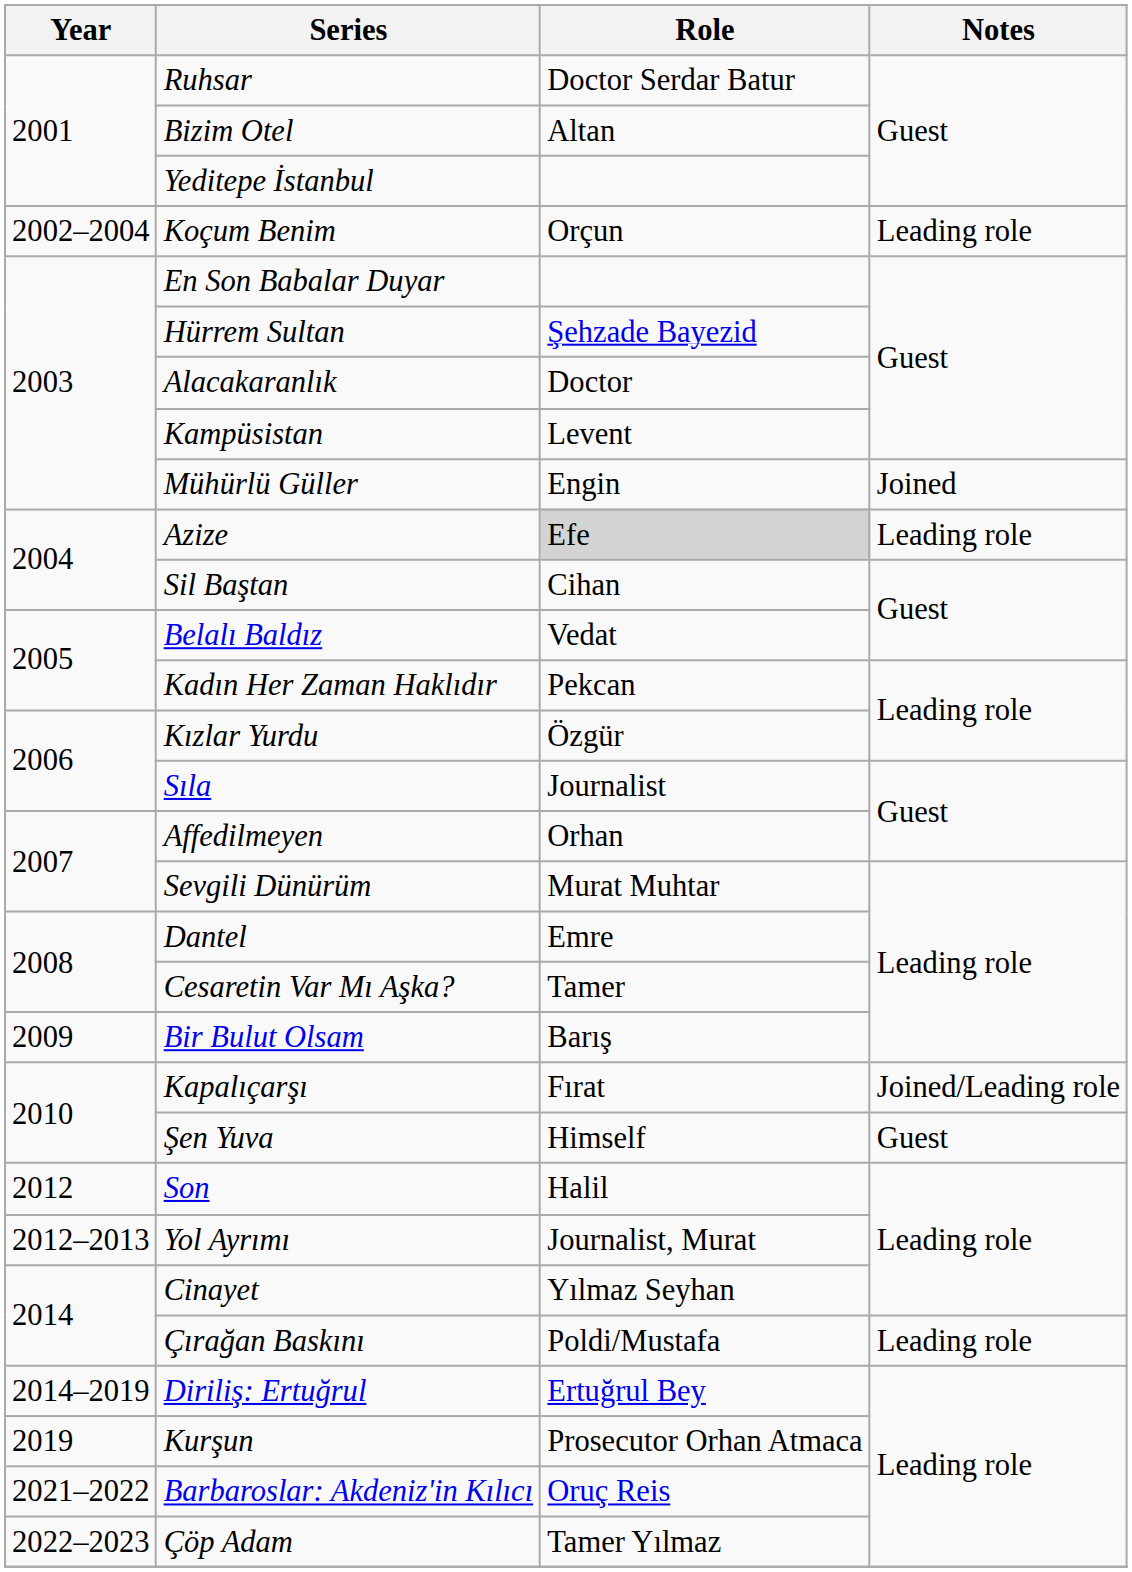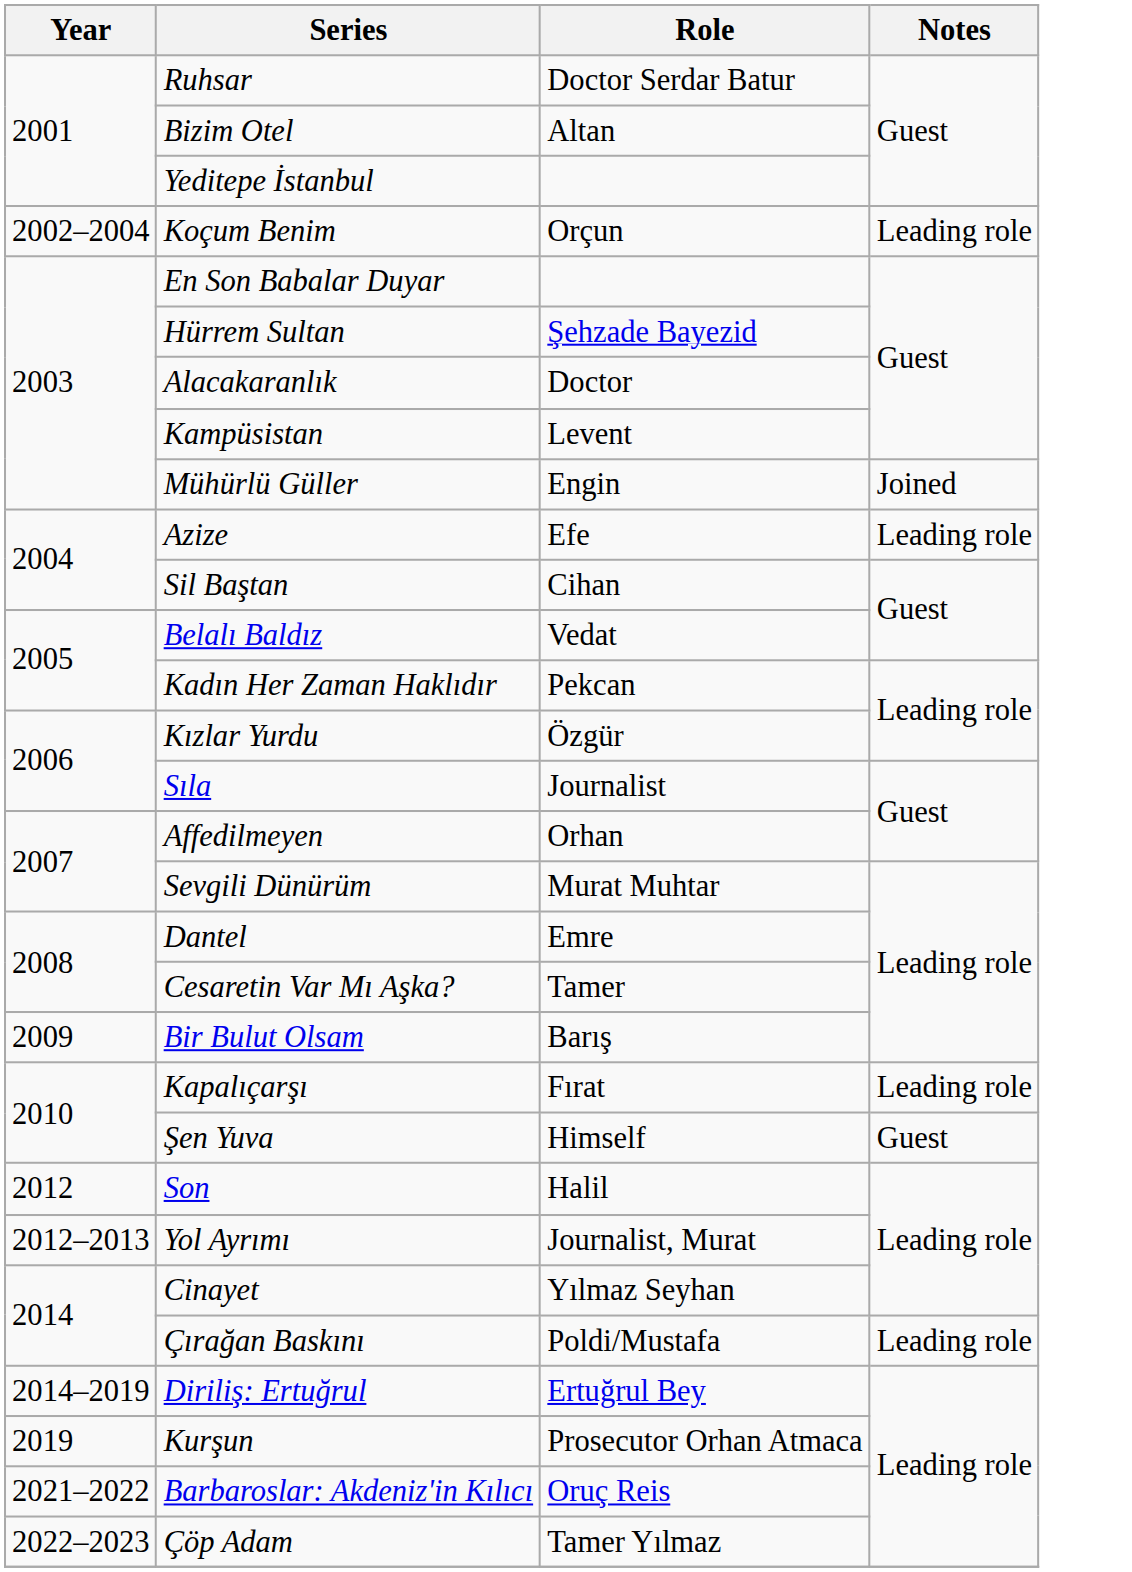(569, 533) lightgrey background -> (569, 533) no background
(999, 1087) Joined/Leading role -> (954, 1087) Leading role
